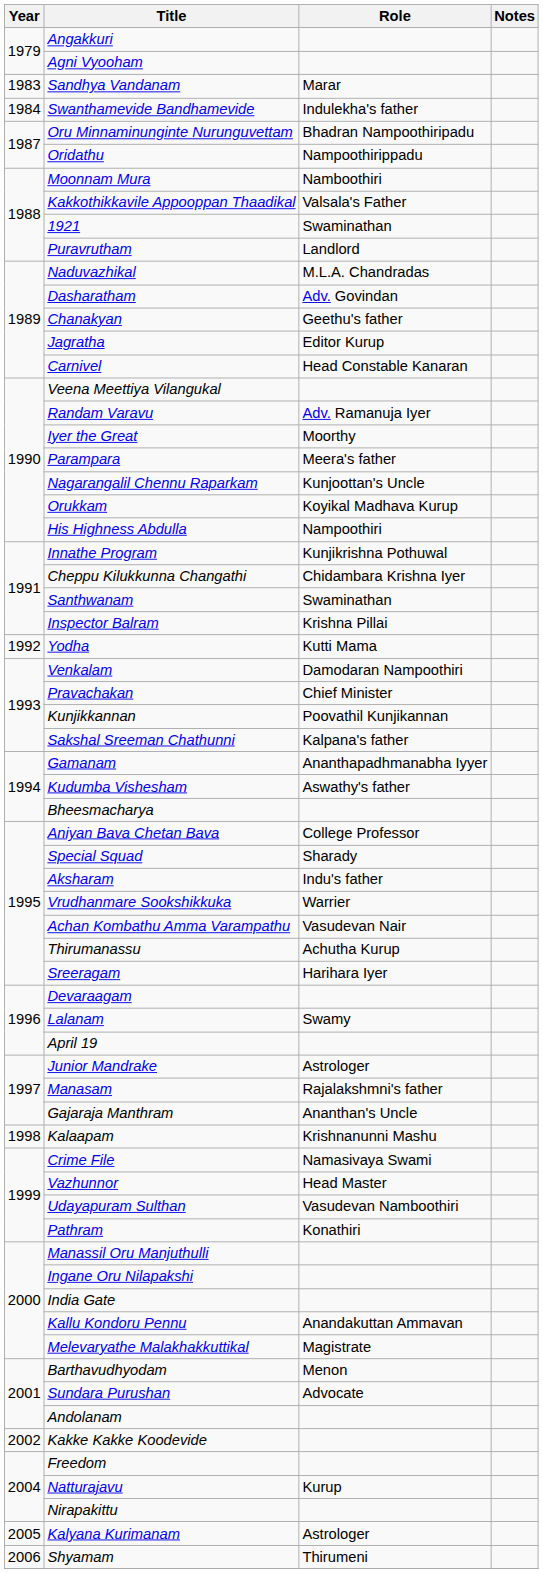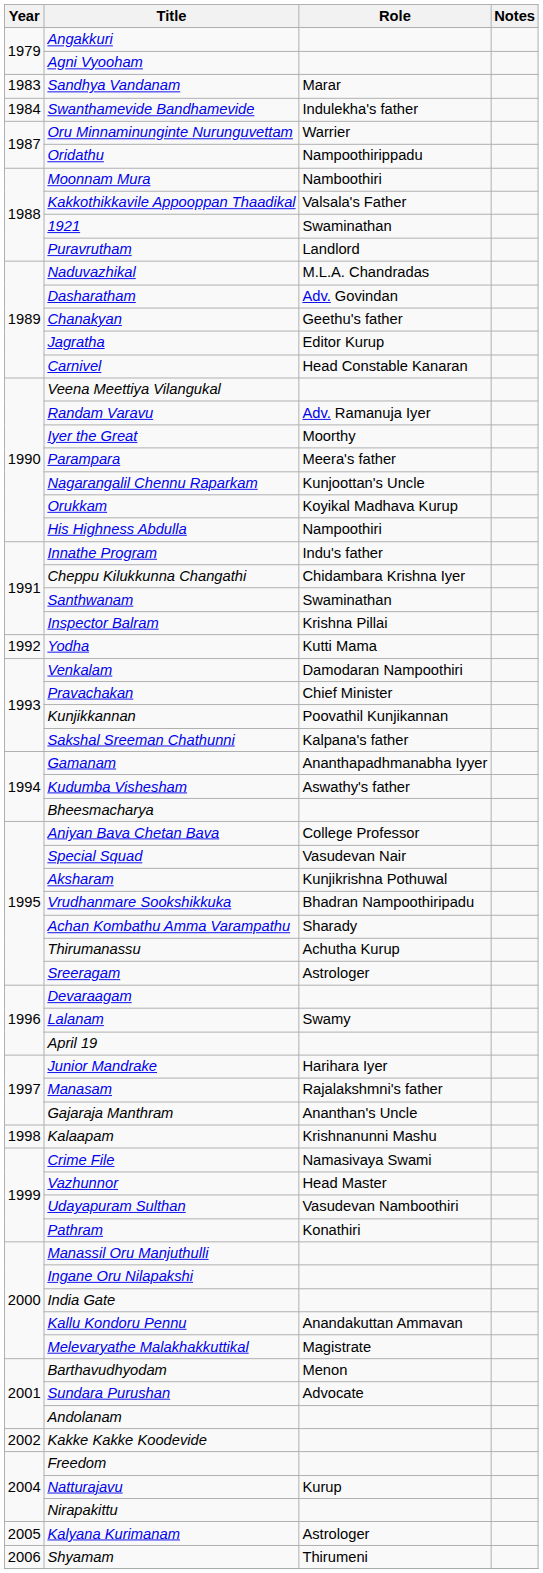(388, 132) Bhadran Nampoothiripadu -> (326, 132) Warrier
(375, 553) Kunjikrishna Pothuwal -> (343, 553) Indu's father
(330, 856) Sharady -> (354, 856) Vasudevan Nair
(343, 879) Indu's father -> (375, 879) Kunjikrishna Pothuwal
(326, 903) Warrier -> (388, 903) Bhadran Nampoothiripadu
(354, 926) Vasudevan Nair -> (330, 926) Sharady
(345, 973) Harihara Iyer -> (336, 973) Astrologer
(336, 1066) Astrologer -> (345, 1066) Harihara Iyer
